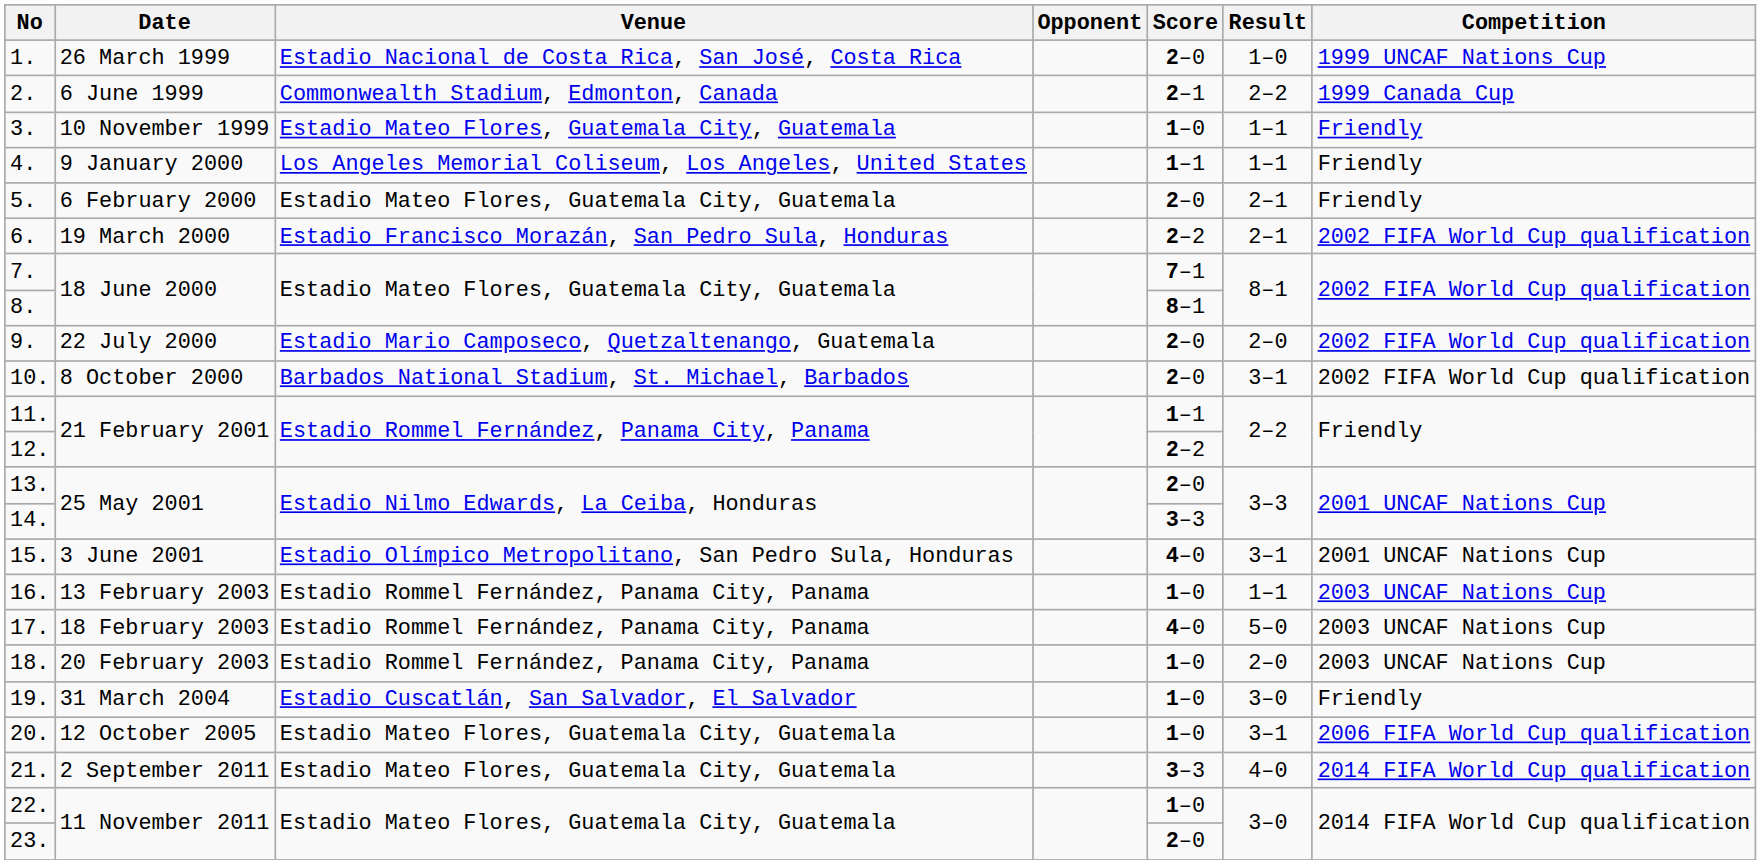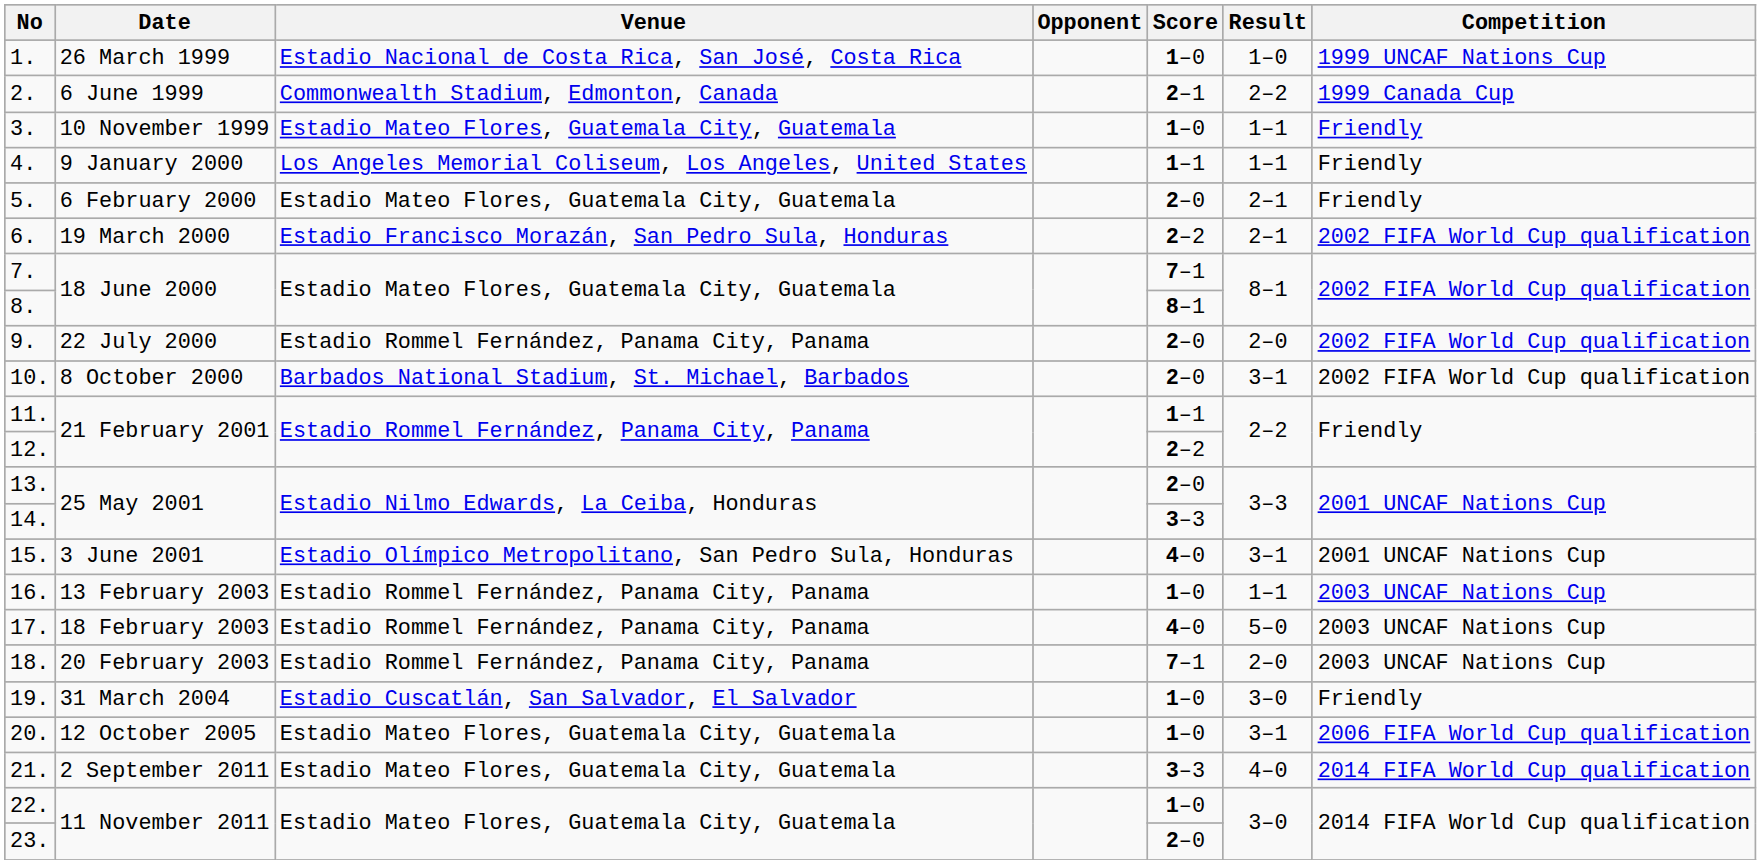(1185, 58) 2–0 -> (1185, 58) 1–0
(608, 343) Estadio Mario Camposeco, Quetzaltenango, Guatemala -> (575, 343) Estadio Rommel Fernández, Panama City, Panama
(1185, 663) 1–0 -> (1185, 663) 7–1
